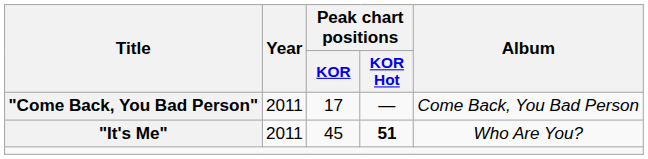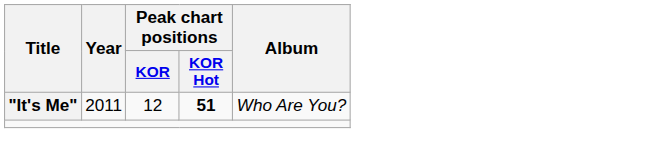- row: (133, 105)
(333, 133) 45 -> (153, 105) 12
